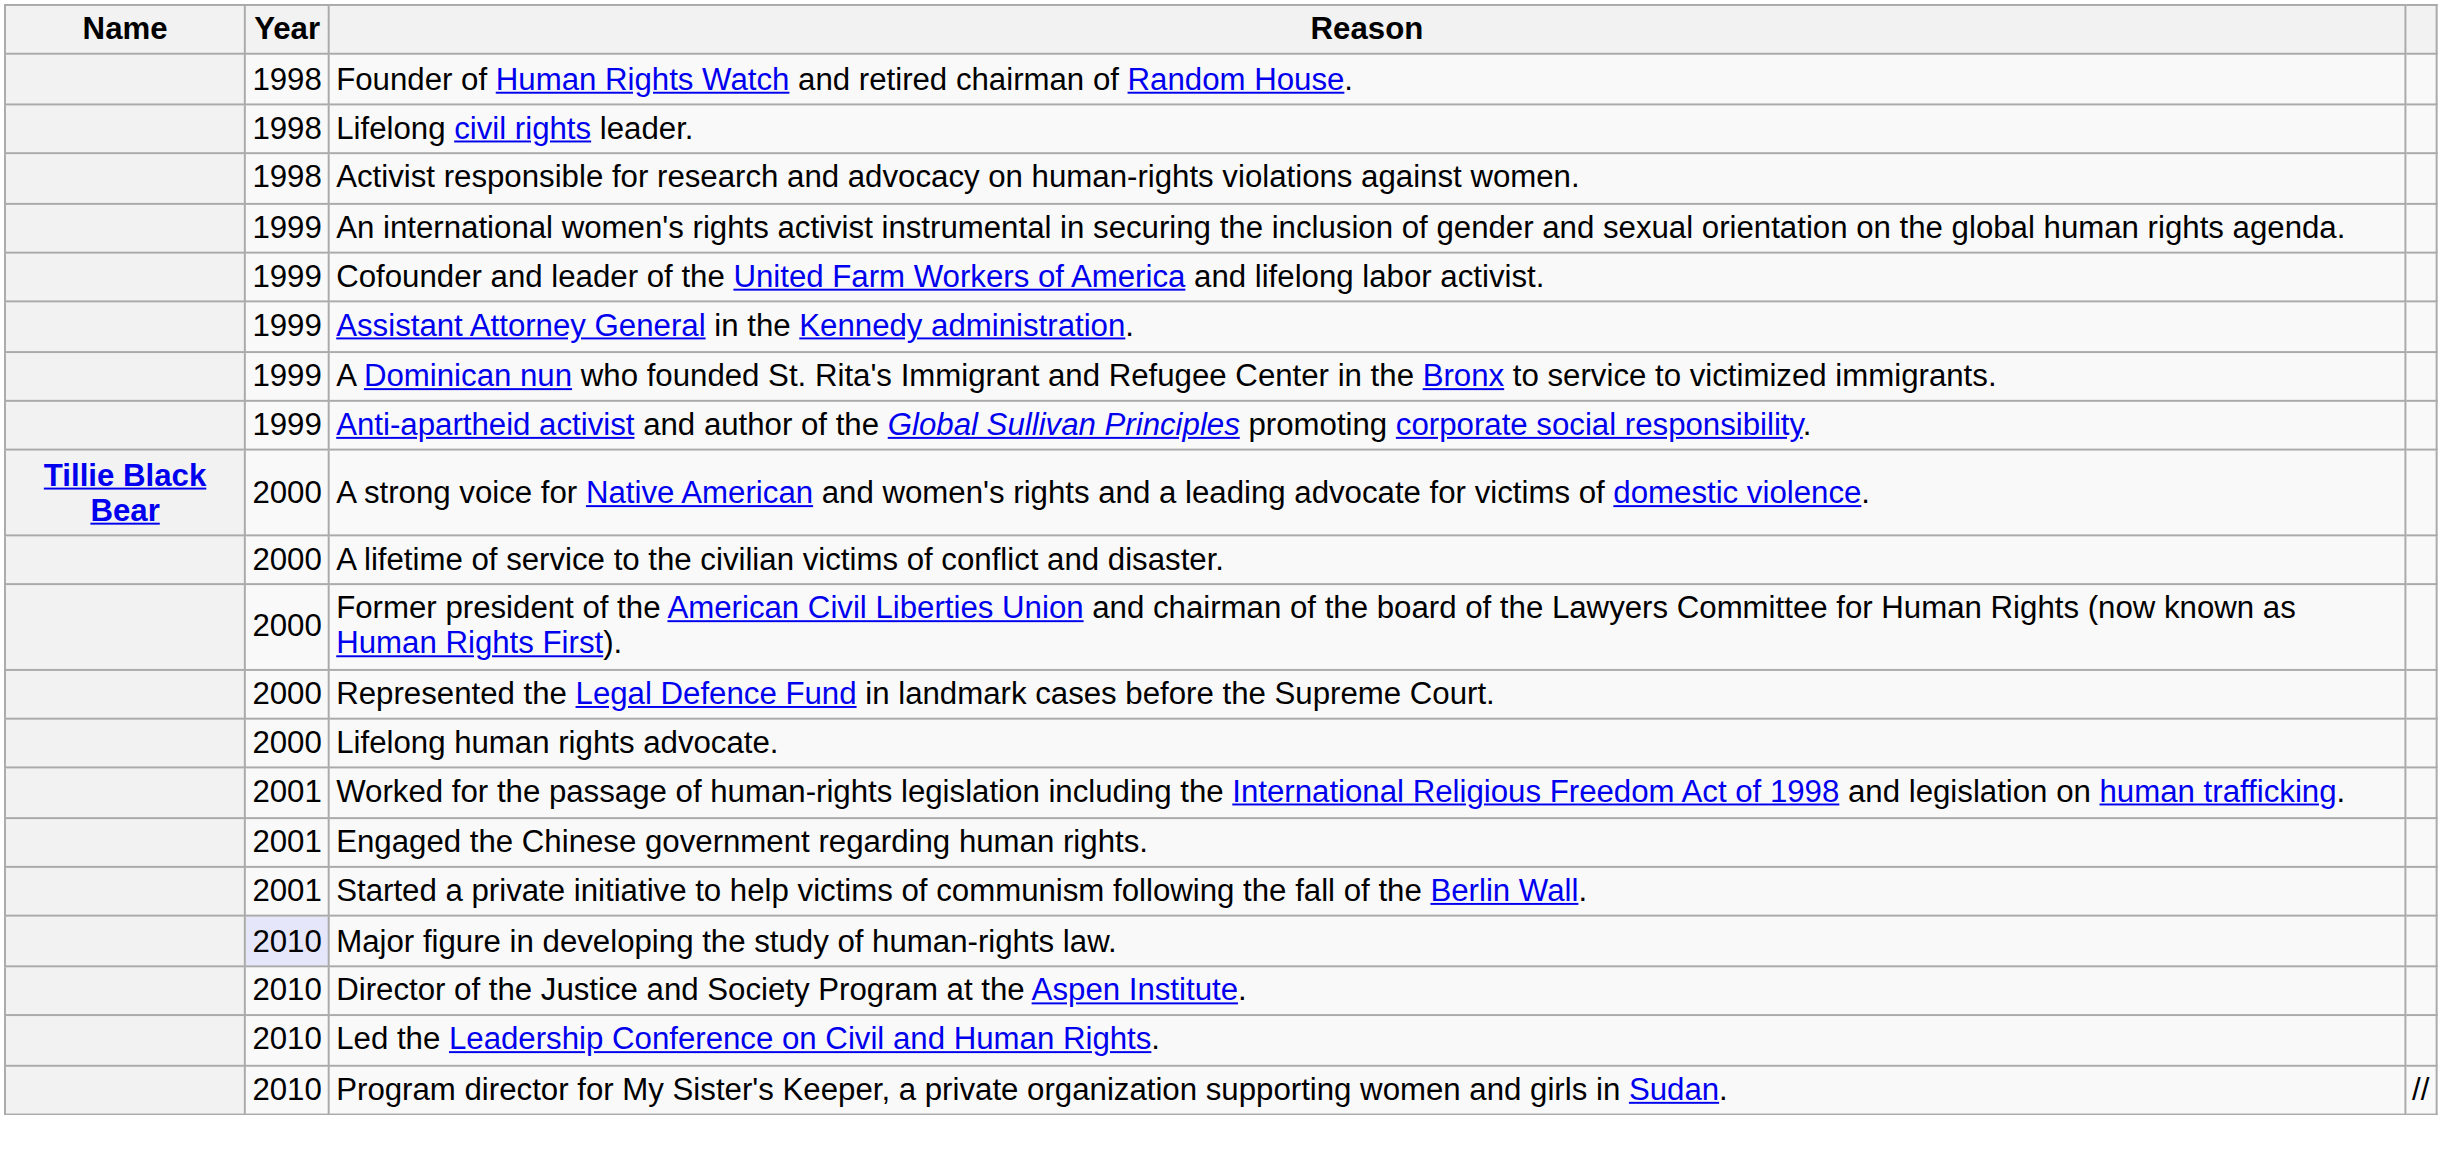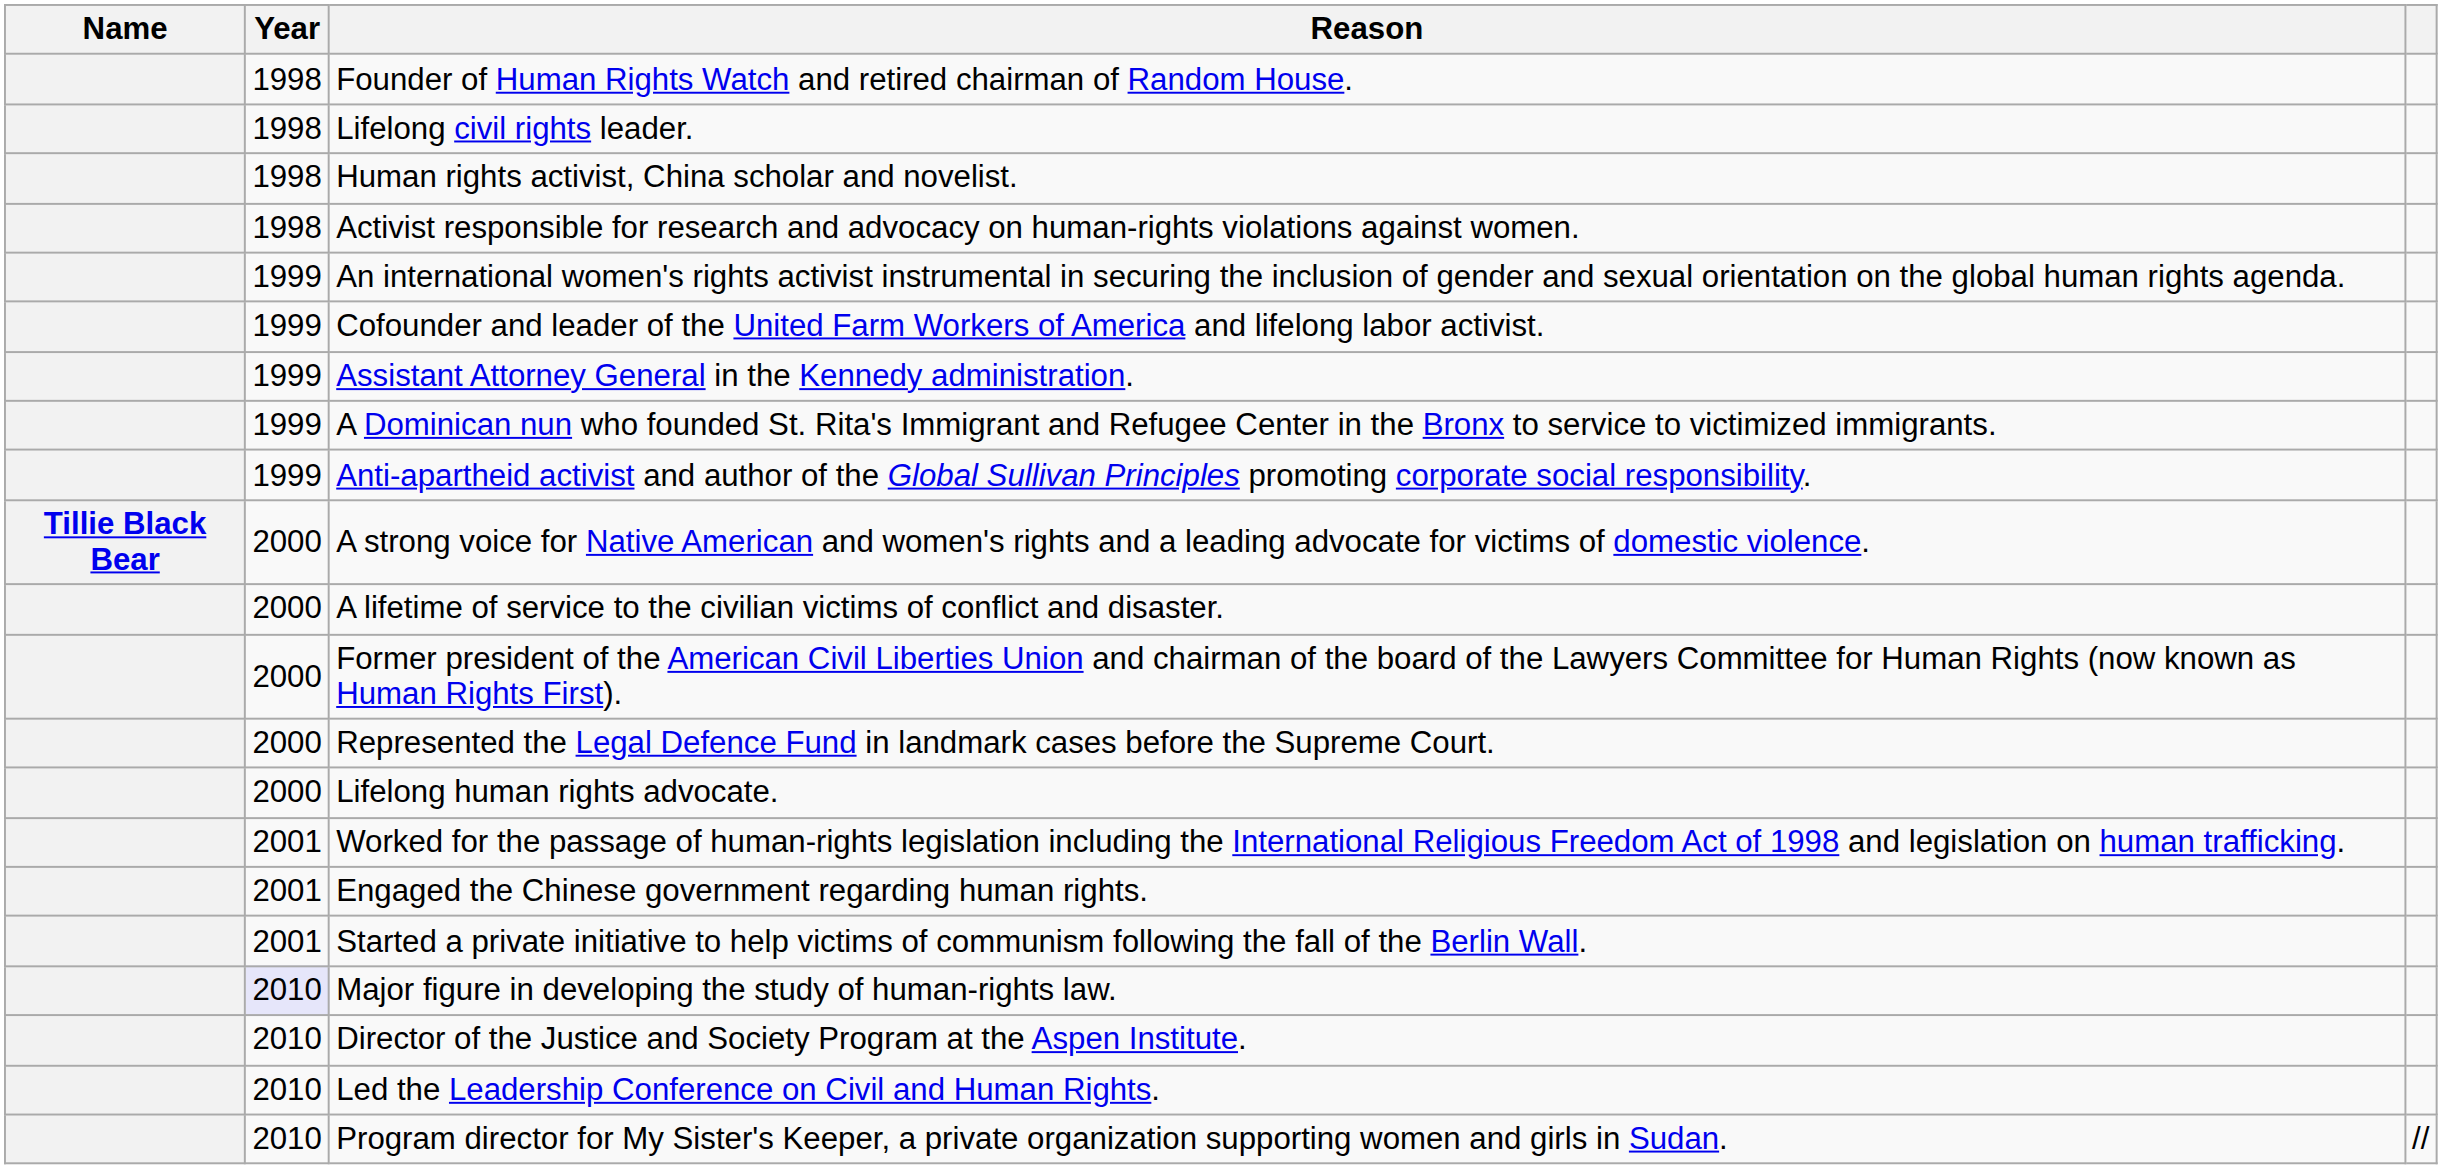+ row: (677, 177)
